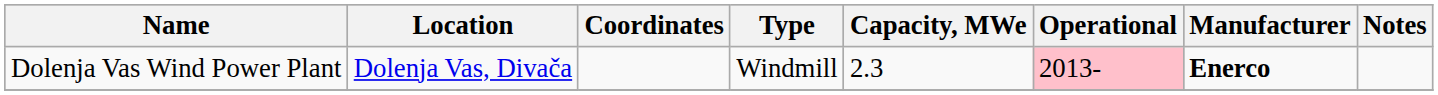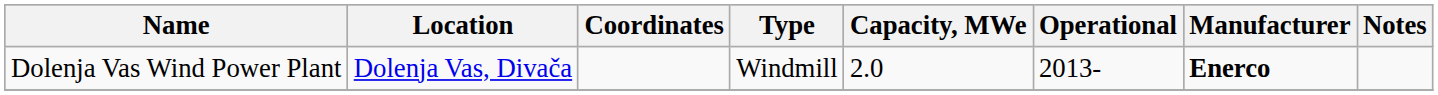(867, 68) 2.3 -> (867, 68) 2.0
(1070, 68) pink background -> (1070, 68) no background
